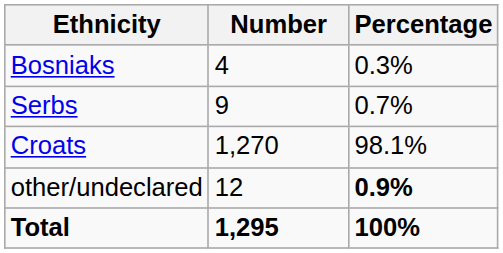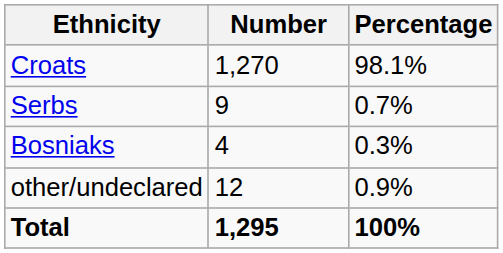rows swapped: (48, 146) <-> (63, 65)
(384, 187) bold -> (384, 187) normal
